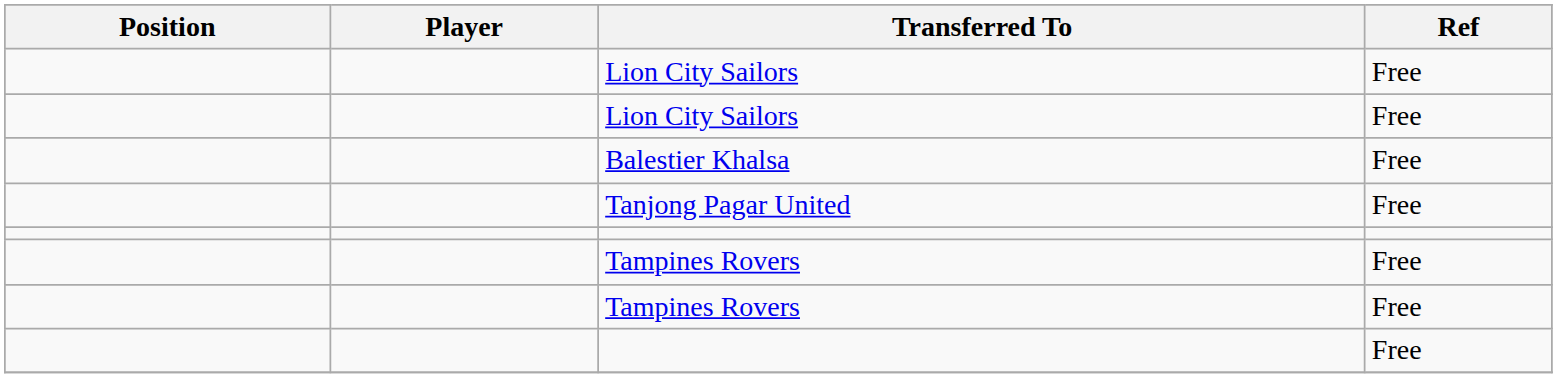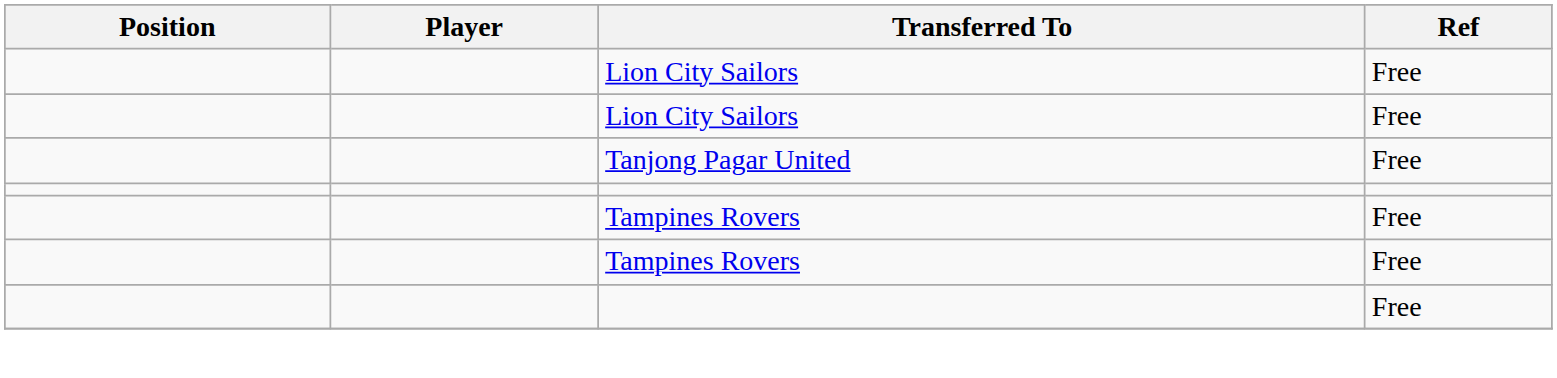- row: (697, 159)
